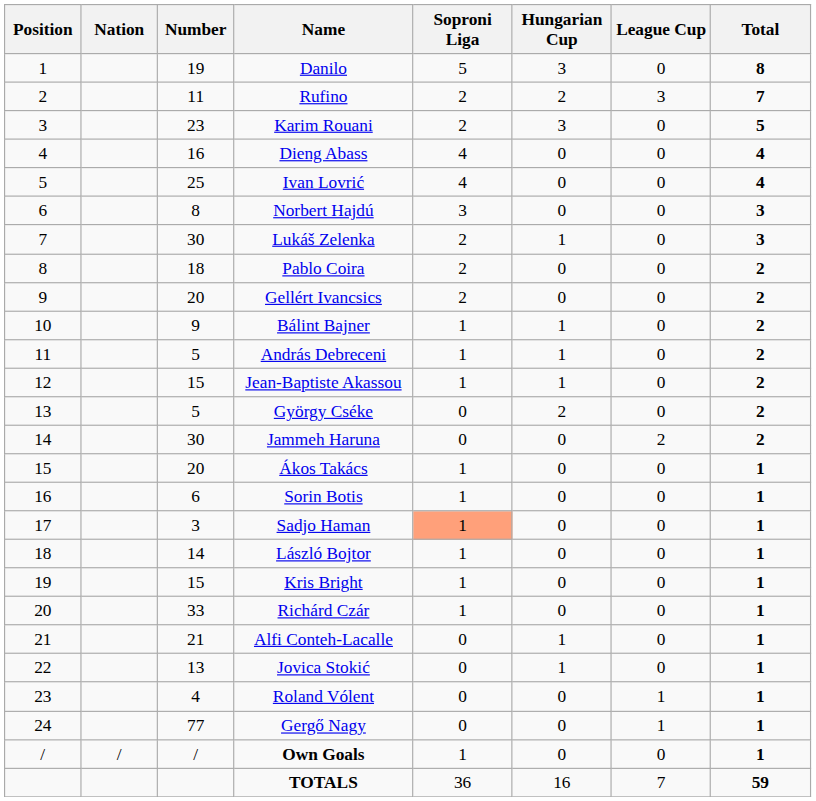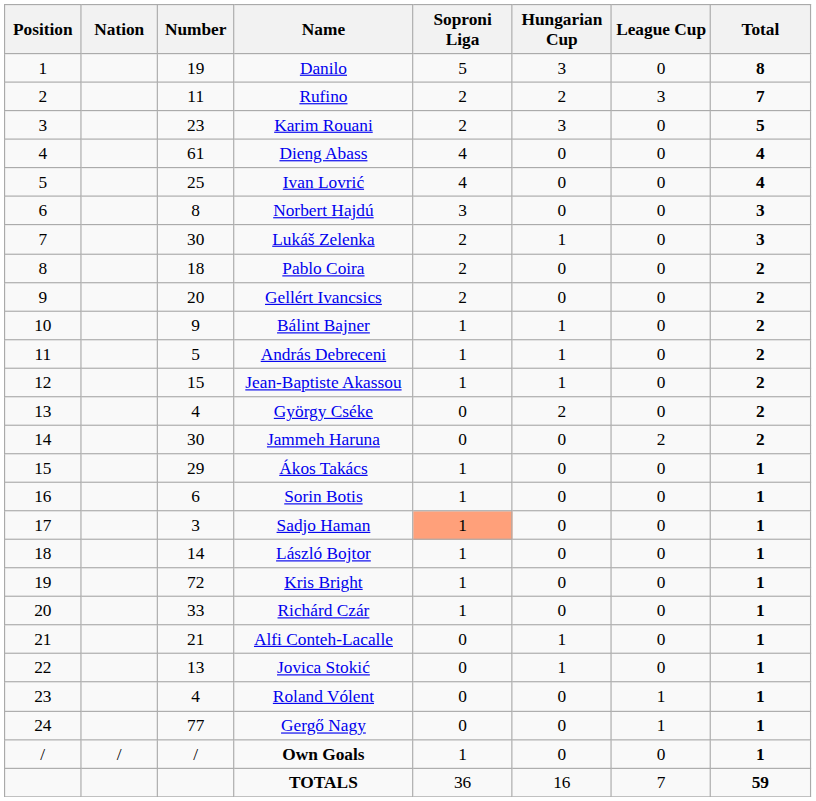(196, 153) 16 -> (196, 153) 61
(196, 410) 5 -> (196, 410) 4
(196, 468) 20 -> (196, 468) 29
(196, 582) 15 -> (196, 582) 72
